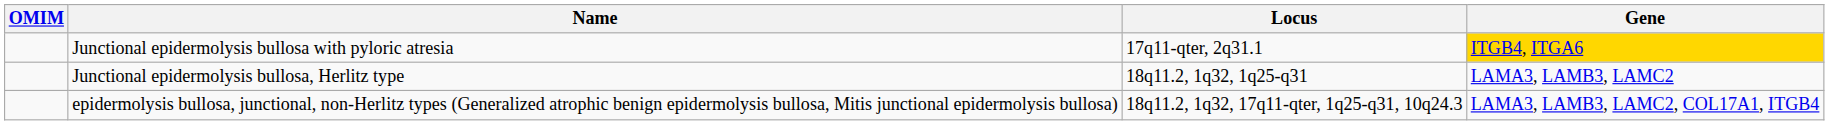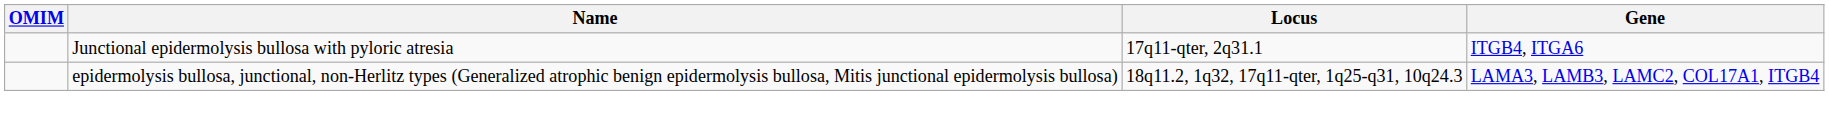(1527, 47) gold background -> (1527, 47) no background
- row: (238, 76)
